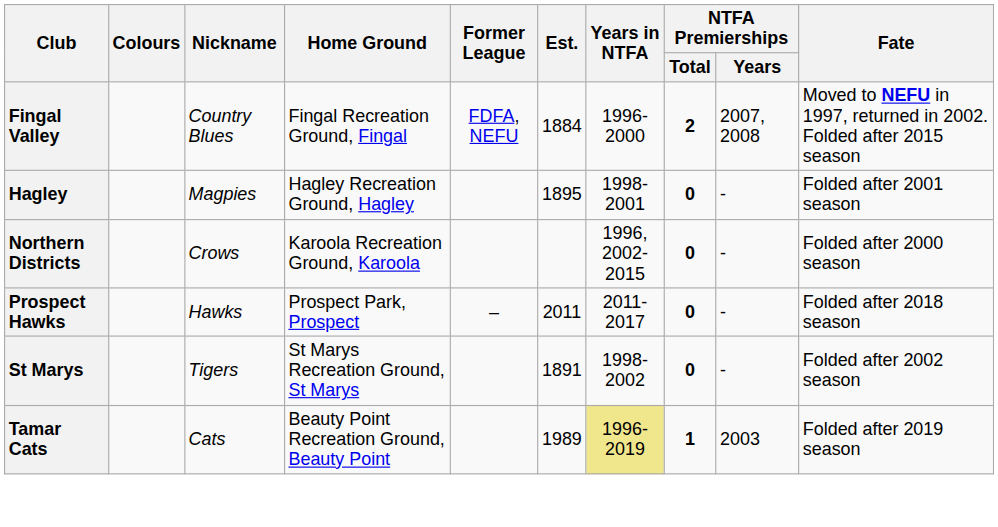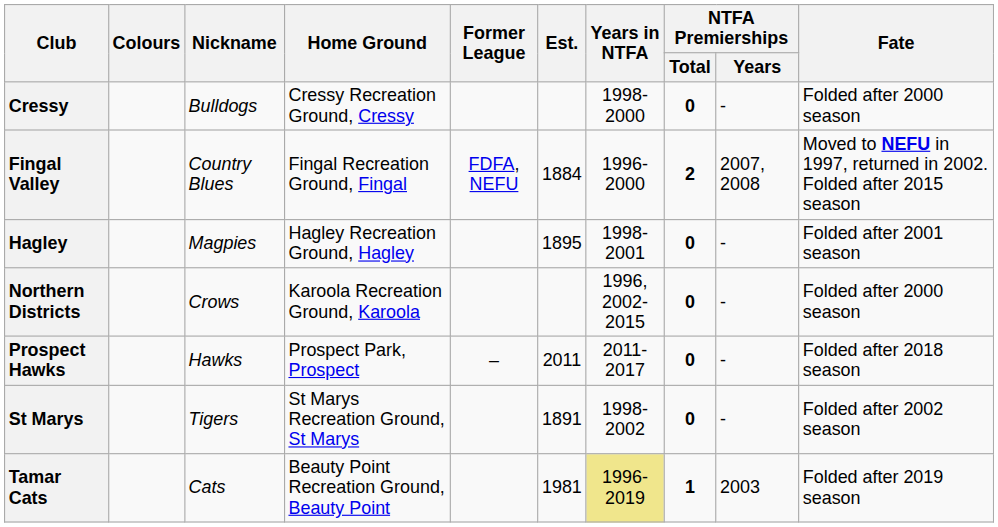+ row: (39, 105)
(562, 439) 1989 -> (562, 487) 1981
